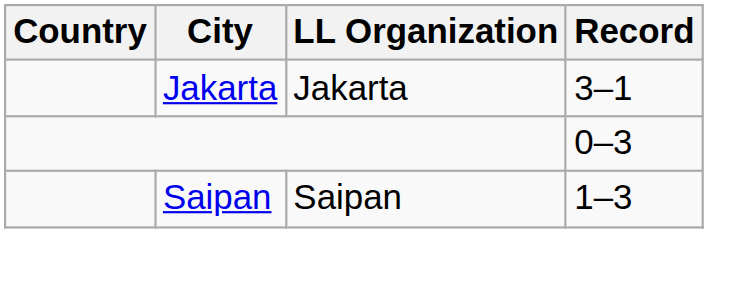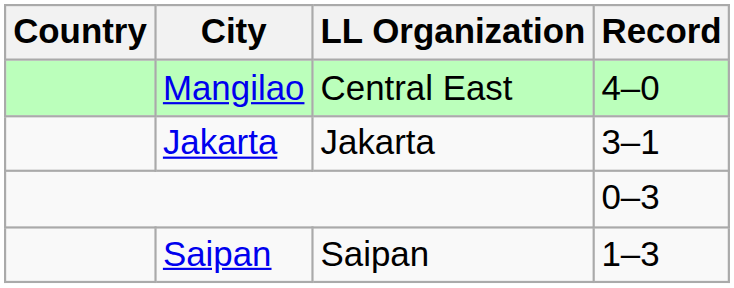+ row: (234, 87)
